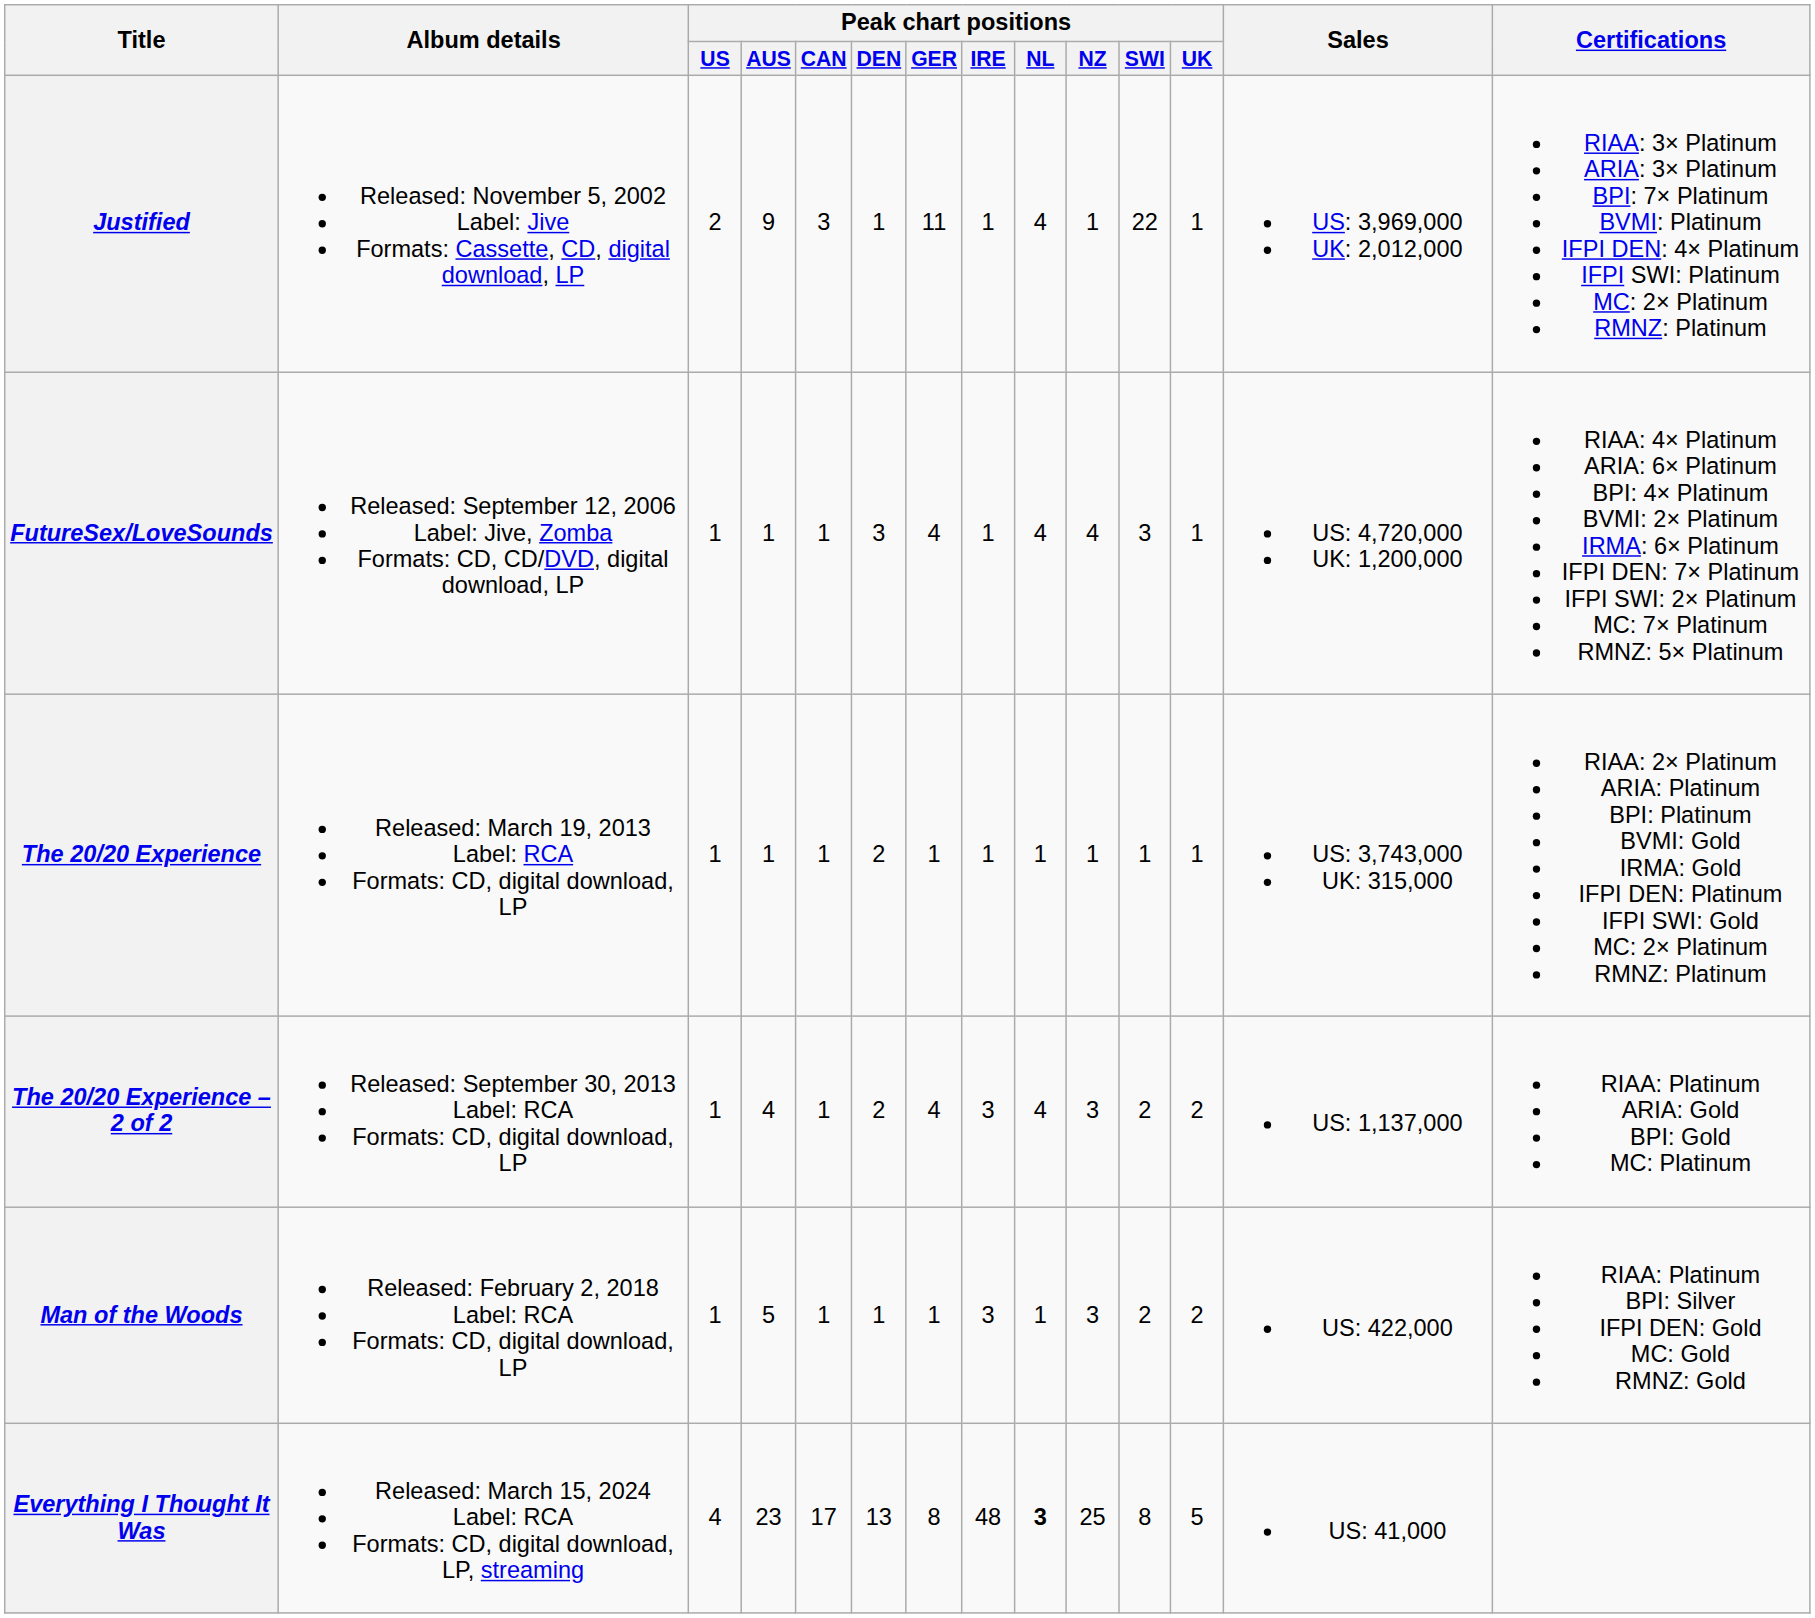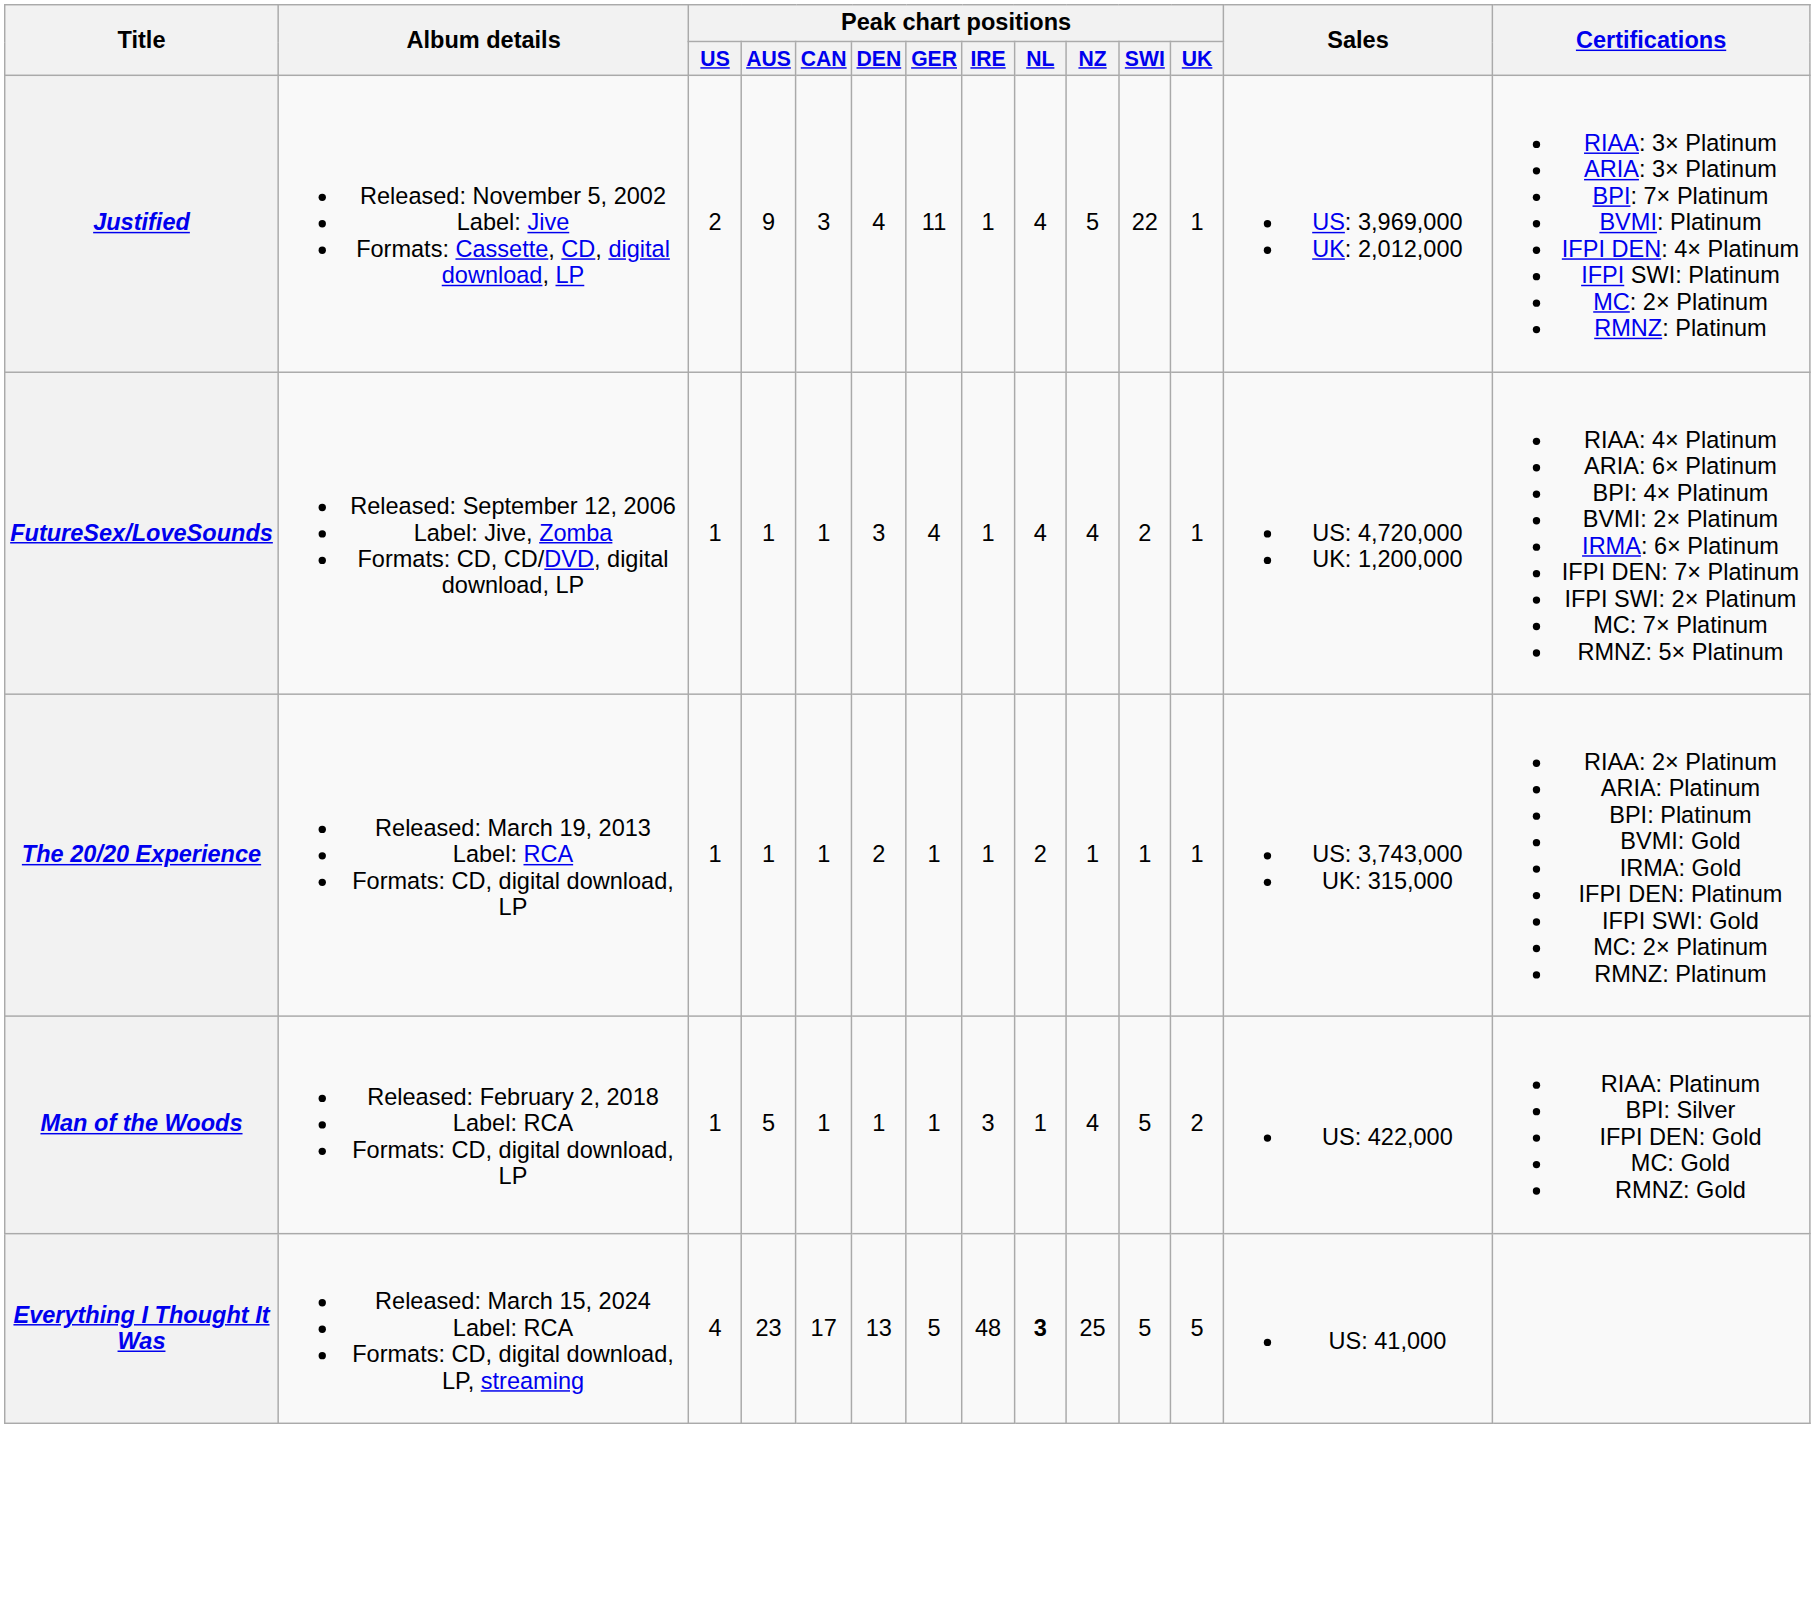(879, 223) 1 -> (879, 223) 4
(1093, 223) 1 -> (1093, 223) 5
(1145, 532) 3 -> (1145, 532) 2
(1040, 854) 1 -> (1040, 854) 2
- row: (142, 1111)
(1093, 1314) 3 -> (1093, 1124) 4
(1145, 1314) 2 -> (1145, 1124) 5
(934, 1518) 8 -> (934, 1327) 5
(1145, 1518) 8 -> (1145, 1327) 5
